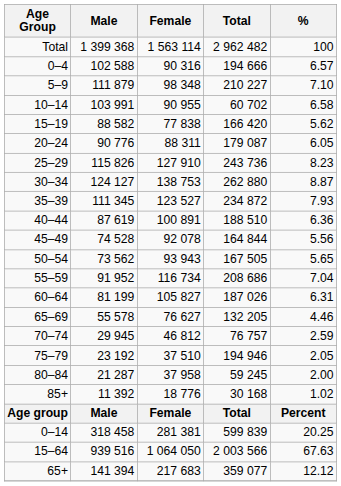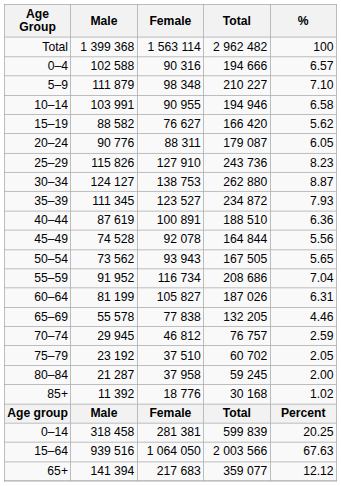(249, 104) 60 702 -> (245, 104) 194 946
(182, 124) 77 838 -> (182, 124) 76 627
(182, 317) 76 627 -> (182, 317) 77 838
(245, 355) 194 946 -> (249, 355) 60 702
